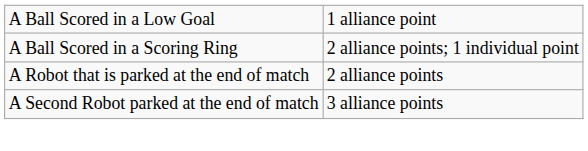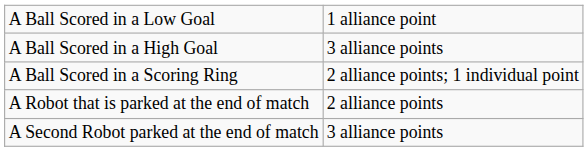+ row: (113, 47)
